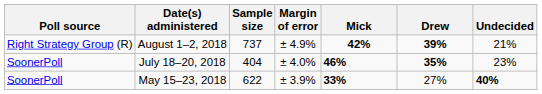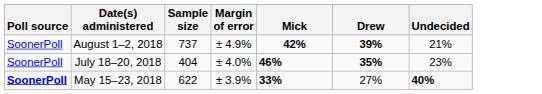(70, 44) Right Strategy Group (R) -> (35, 44) SoonerPoll
(35, 80) normal -> (37, 80) bold
